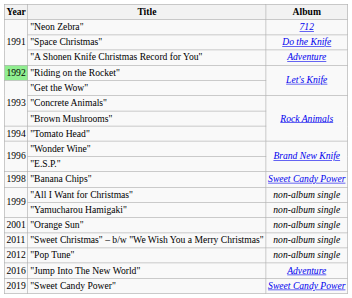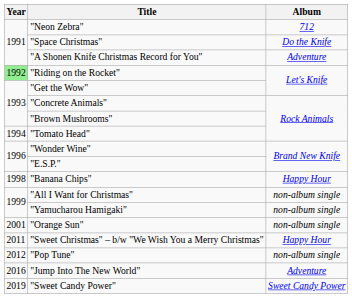(307, 179) Sweet Candy Power -> (307, 179) Happy Hour
(307, 240) non-album single -> (307, 240) Happy Hour
